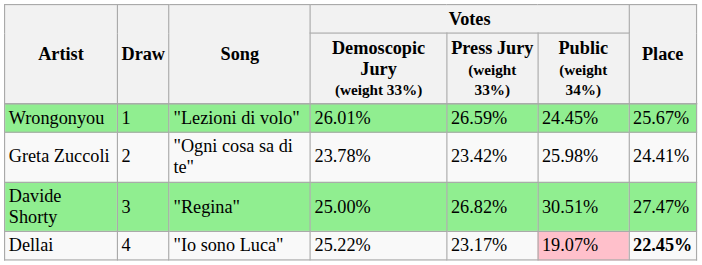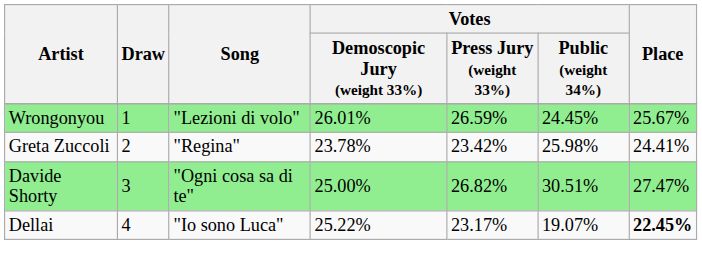(233, 157) "Ogni cosa sa di te" -> (207, 146) "Regina"
(207, 206) "Regina" -> (233, 185) "Ogni cosa sa di te"
(570, 245) pink background -> (570, 225) no background
